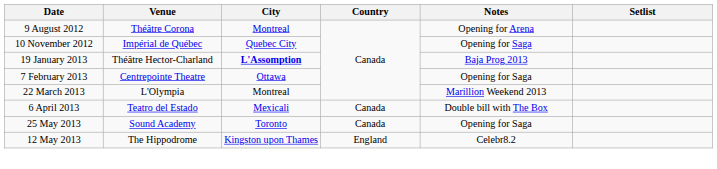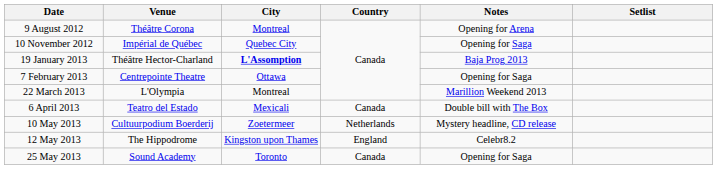+ row: (54, 124)
rows swapped: (54, 140) <-> (54, 124)
